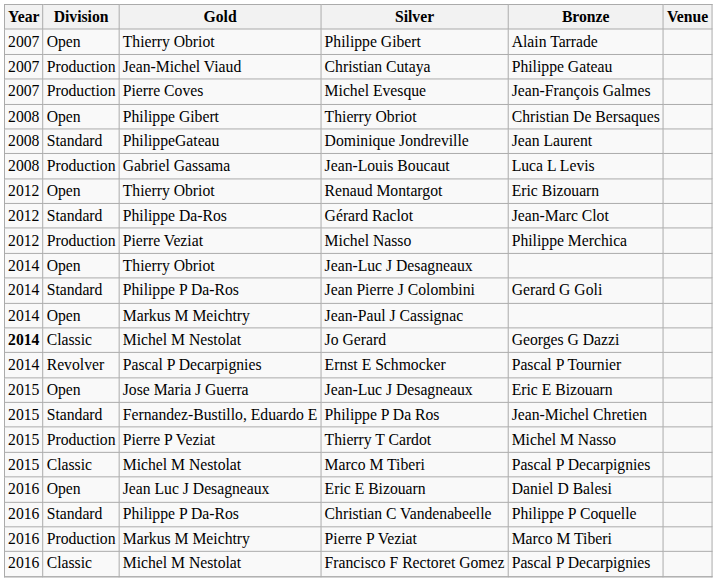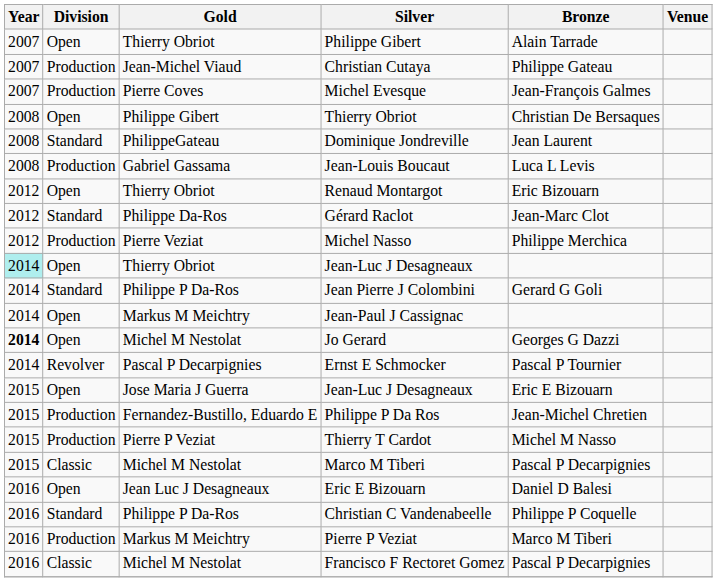(24, 265) no background -> (24, 265) paleturquoise background
(69, 340) Classic -> (64, 340) Open
(75, 414) Standard -> (81, 414) Production
